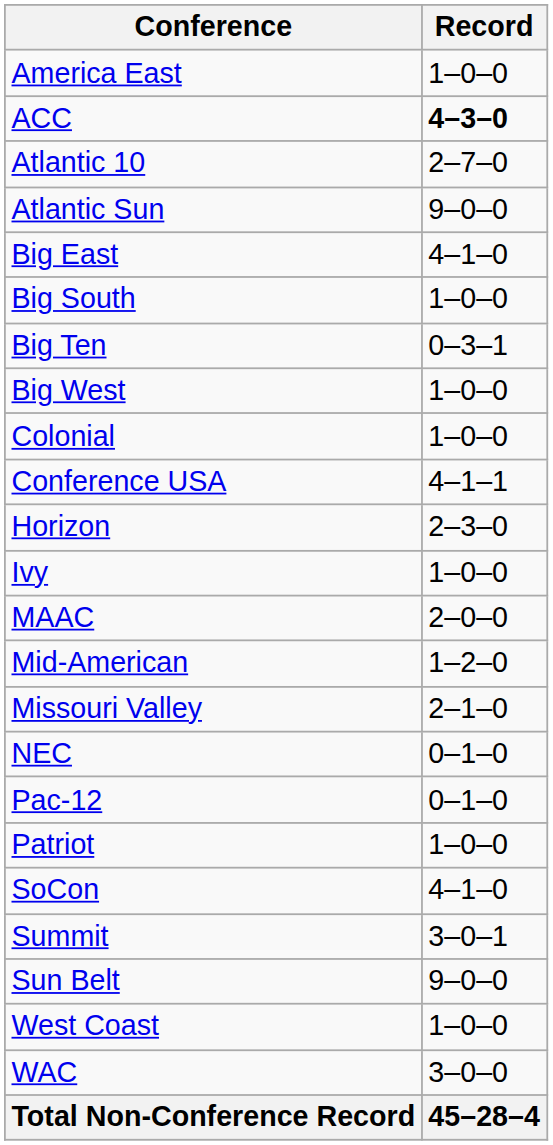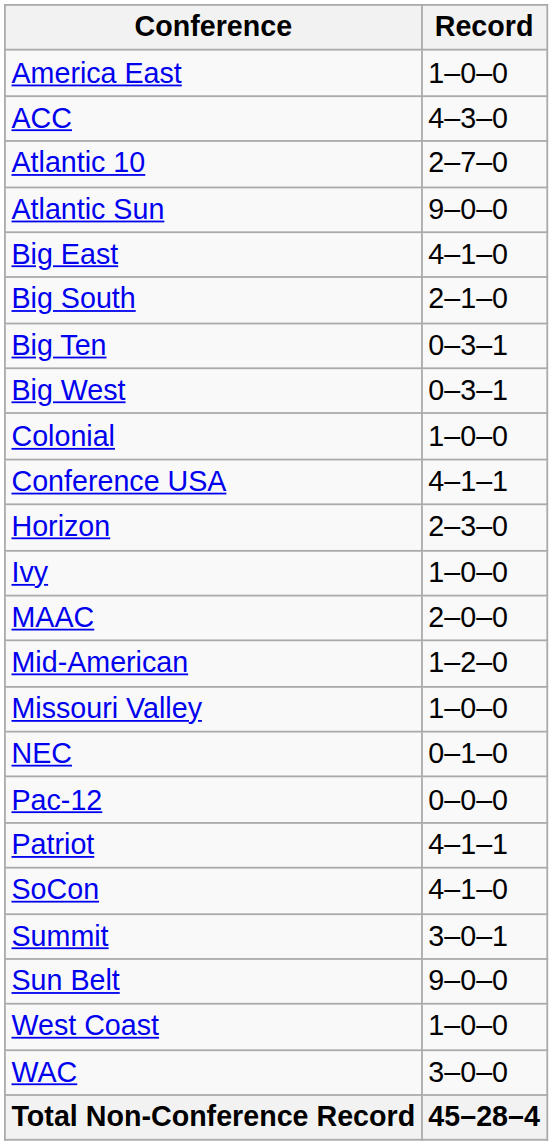(468, 118) bold -> (468, 118) normal
(468, 299) 1–0–0 -> (468, 299) 2–1–0
(468, 390) 1–0–0 -> (468, 390) 0–3–1
(468, 708) 2–1–0 -> (468, 708) 1–0–0
(468, 799) 0–1–0 -> (468, 799) 0–0–0
(468, 844) 1–0–0 -> (468, 844) 4–1–1
